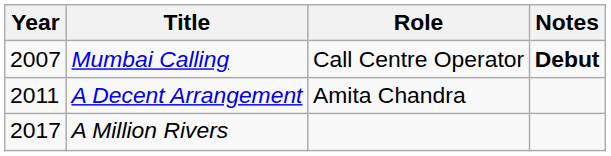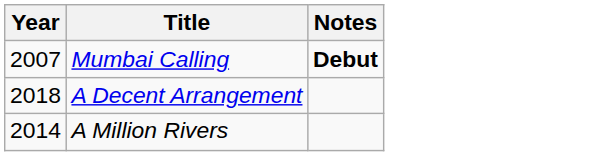- column: (419, 22)
(35, 95) 2011 -> (35, 95) 2018
(35, 131) 2017 -> (35, 131) 2014
